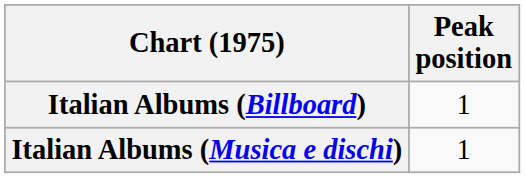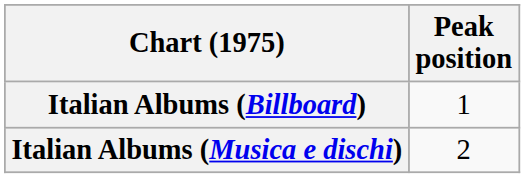(464, 149) 1 -> (464, 149) 2
